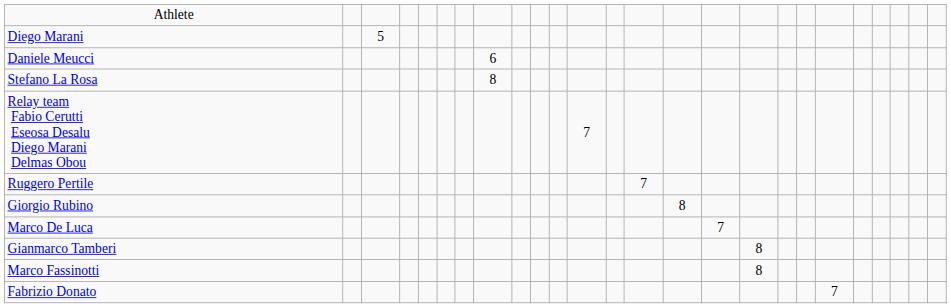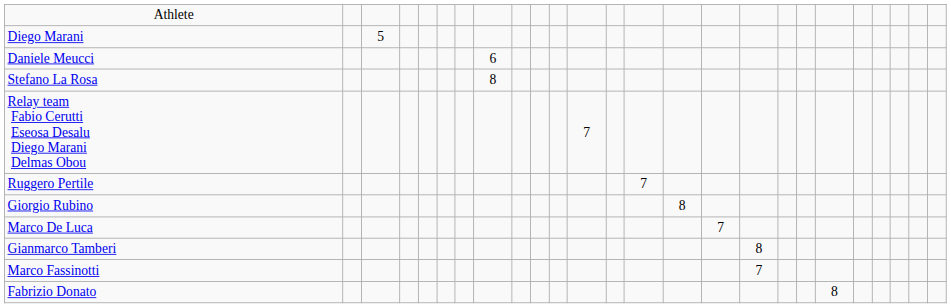(759, 270) 8 -> (759, 270) 7
(834, 292) 7 -> (834, 292) 8
